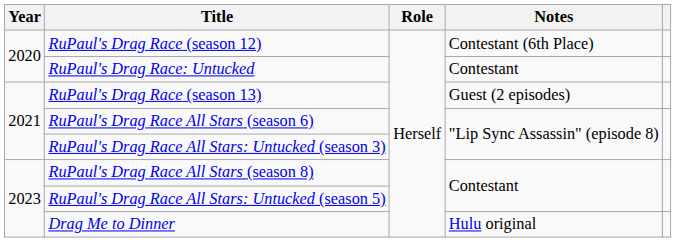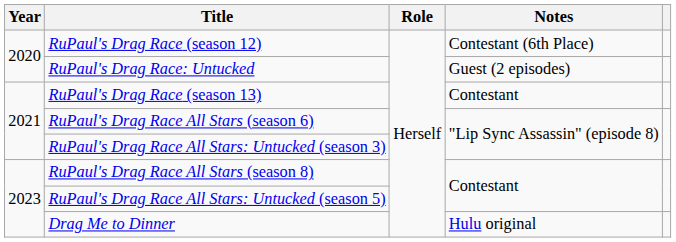(484, 69) Contestant -> (509, 69) Guest (2 episodes)
(509, 95) Guest (2 episodes) -> (484, 95) Contestant
